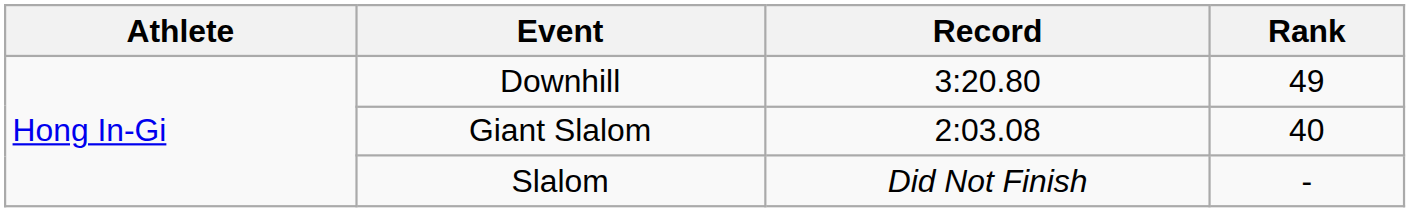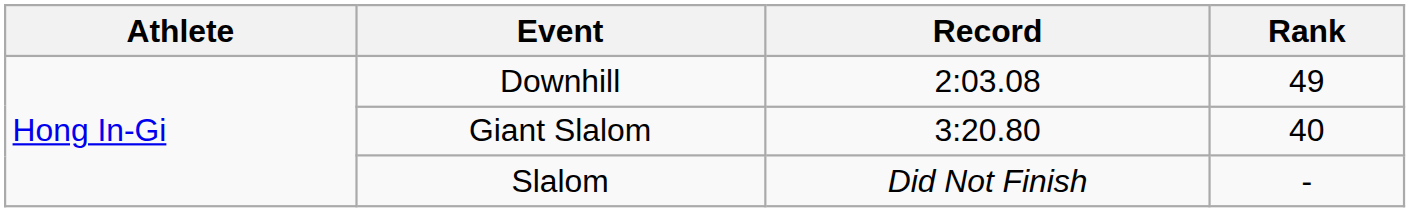(988, 81) 3:20.80 -> (988, 81) 2:03.08
(988, 131) 2:03.08 -> (988, 131) 3:20.80
